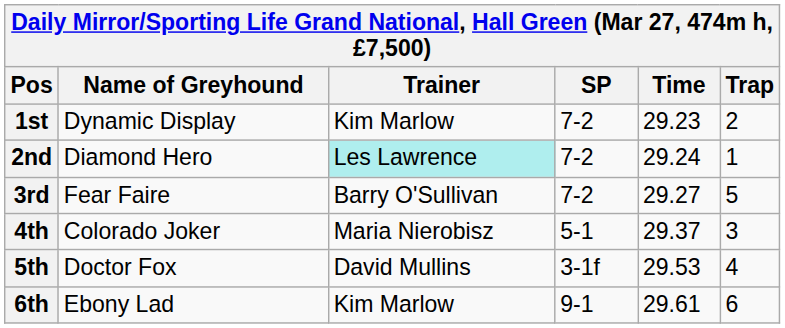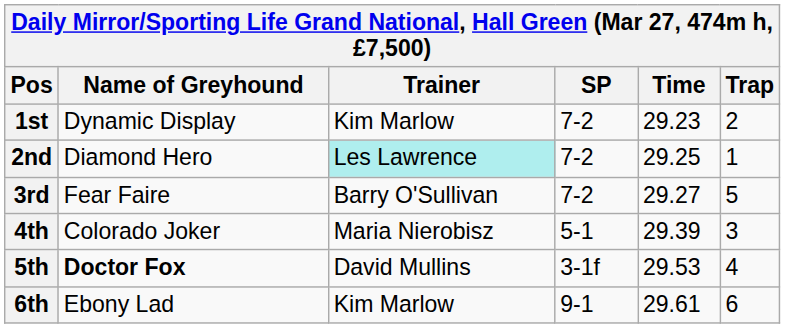(672, 158) 29.24 -> (672, 158) 29.25
(672, 231) 29.37 -> (672, 231) 29.39
(120, 267) normal -> (125, 267) bold
